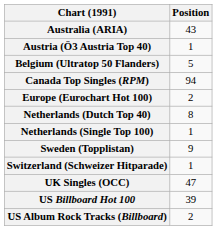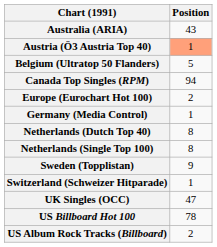(191, 47) no background -> (191, 47) lightsalmon background
+ row: (87, 115)
(191, 132) 1 -> (191, 149) 8
(191, 200) 39 -> (191, 217) 78
